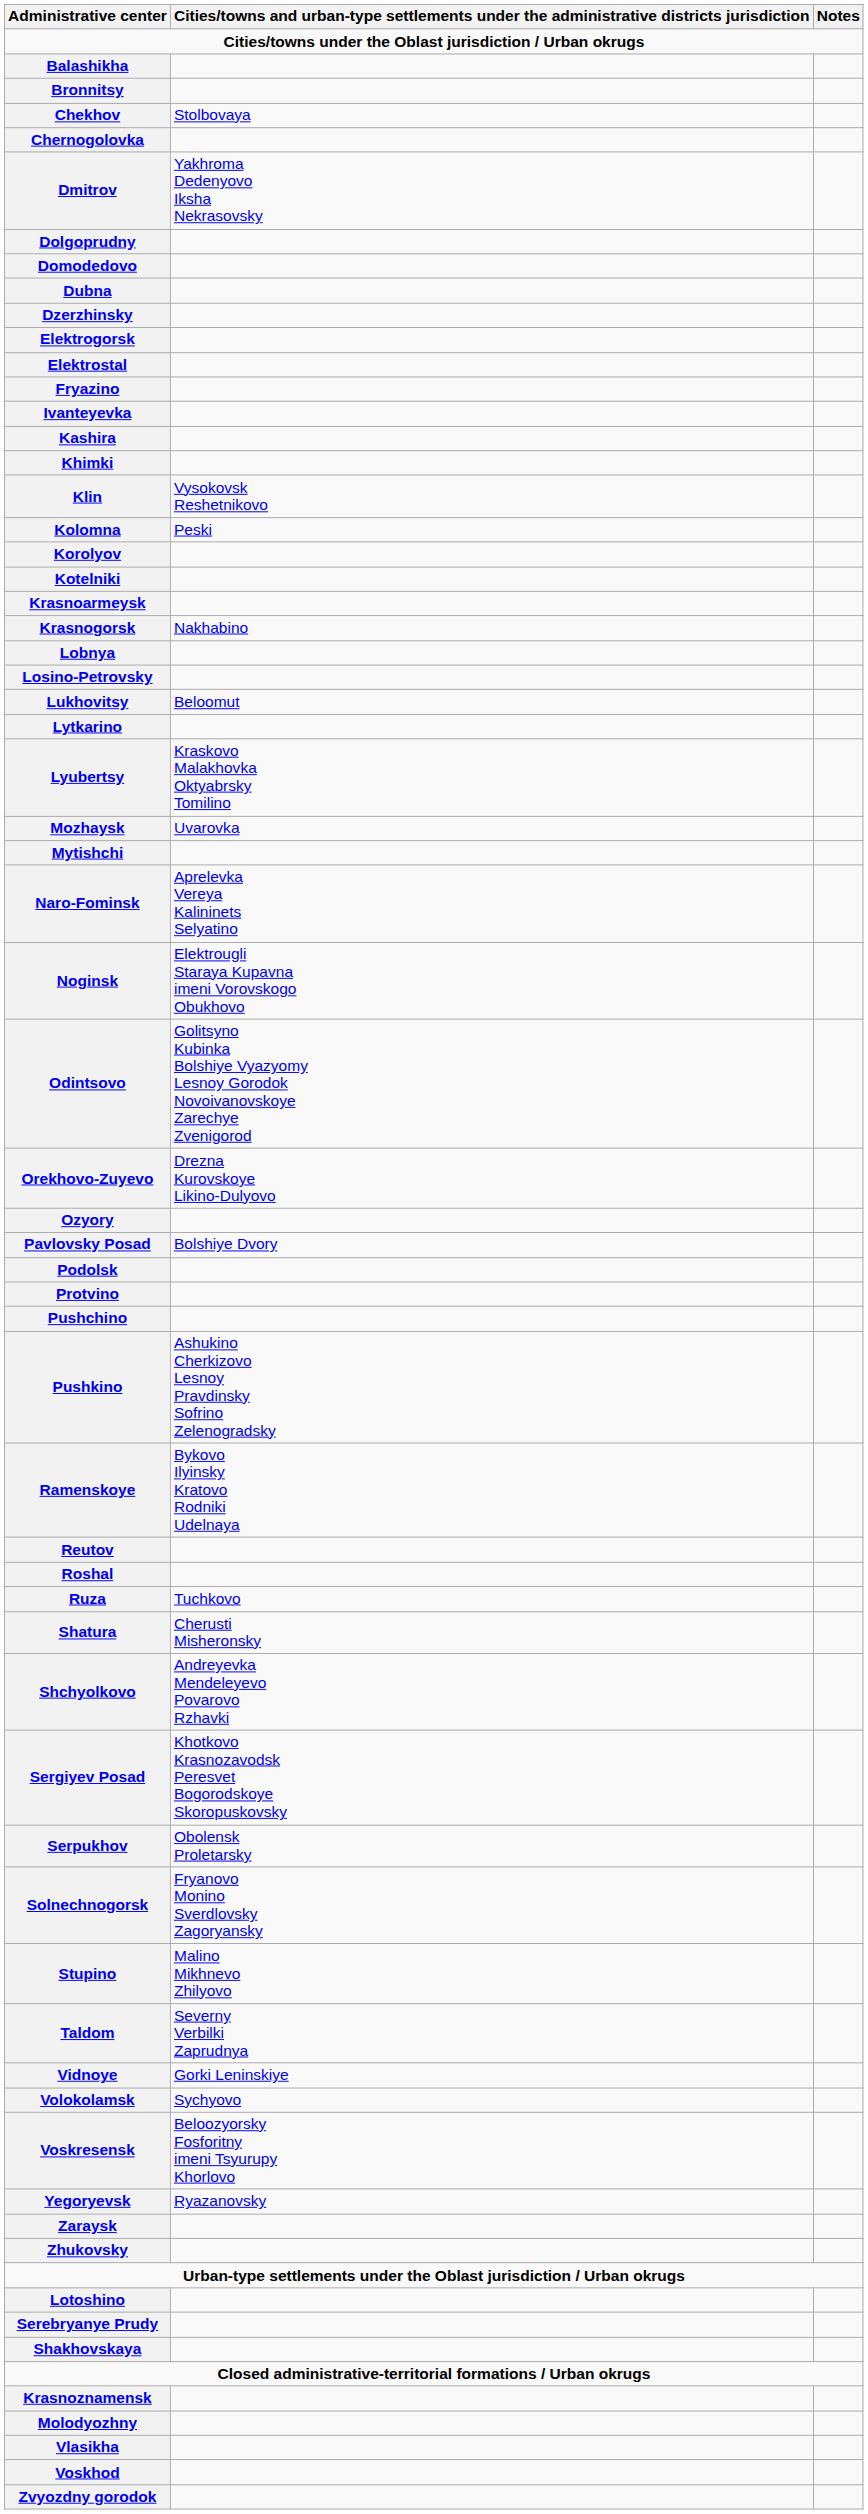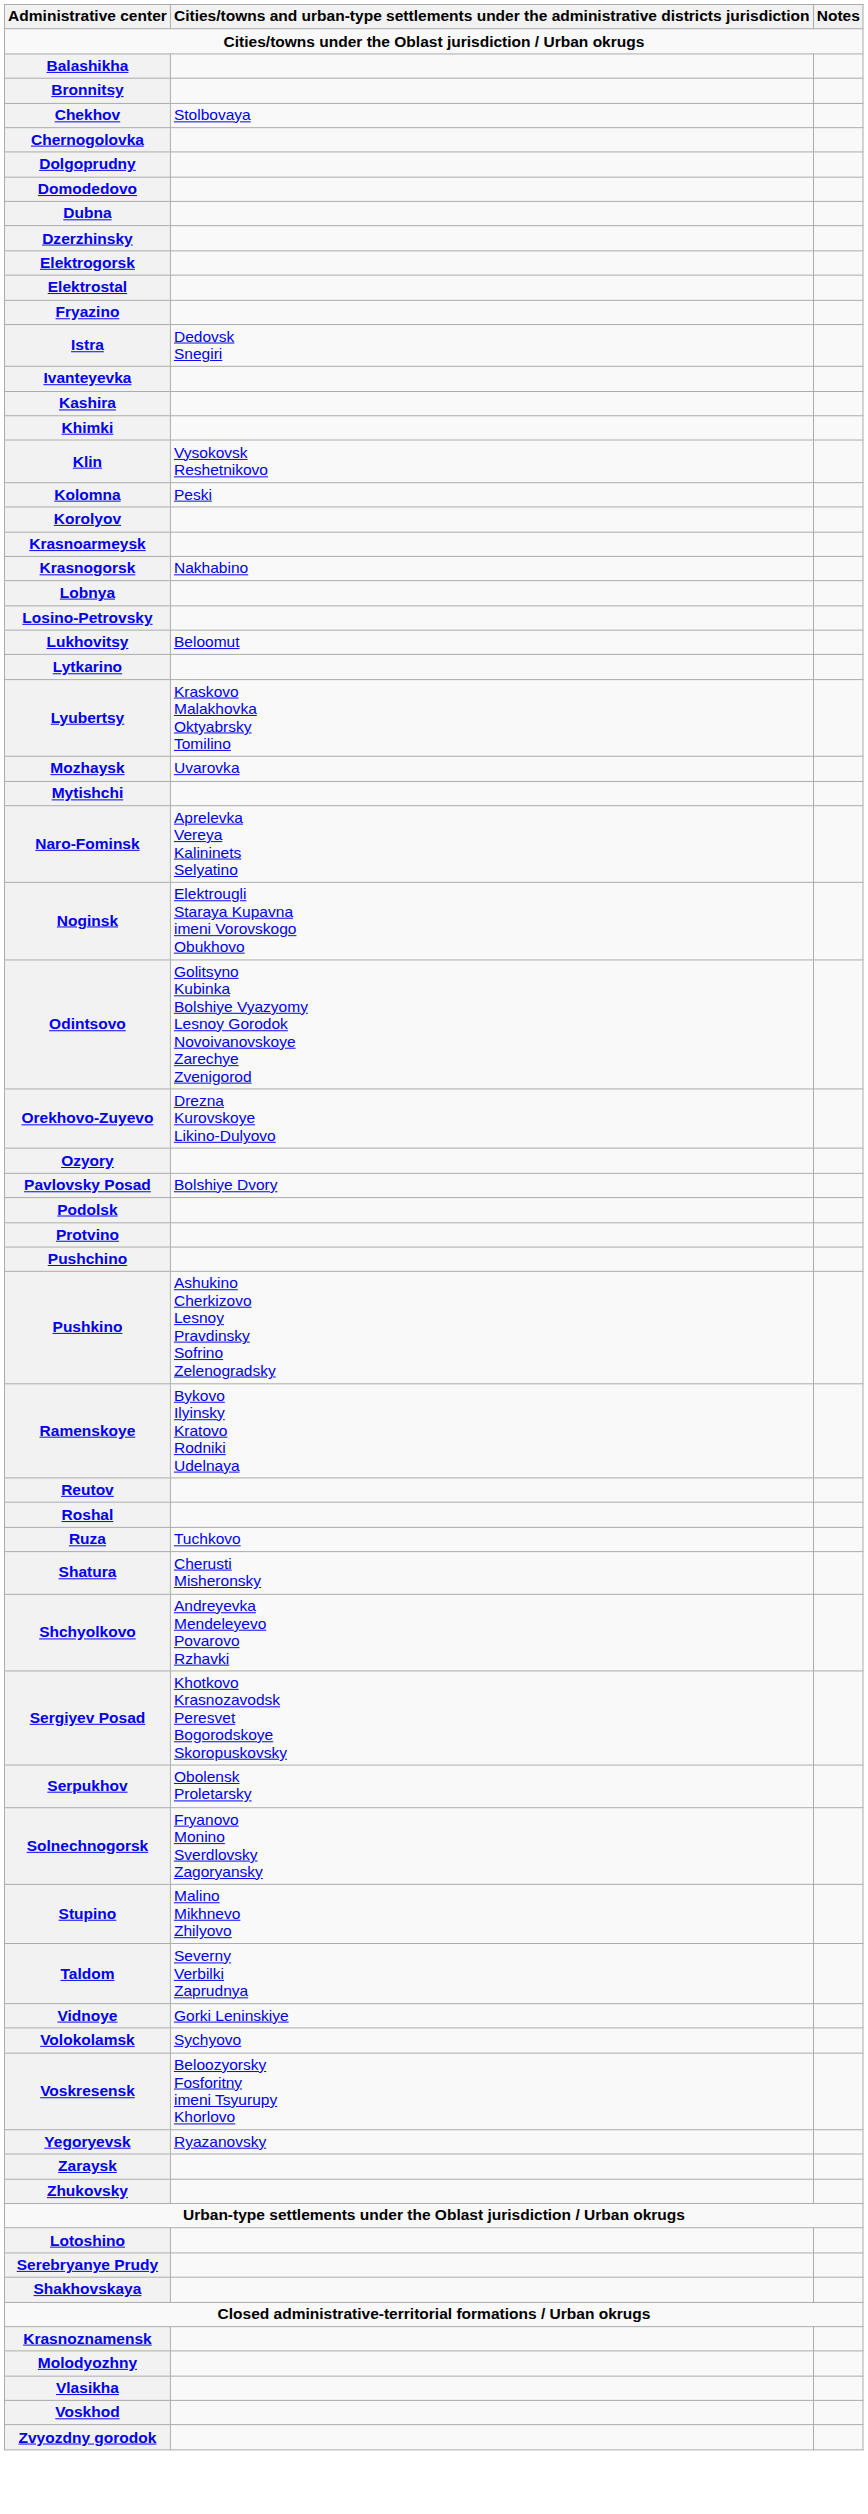- row: (87, 190)
+ row: (87, 345)
- row: (87, 578)
